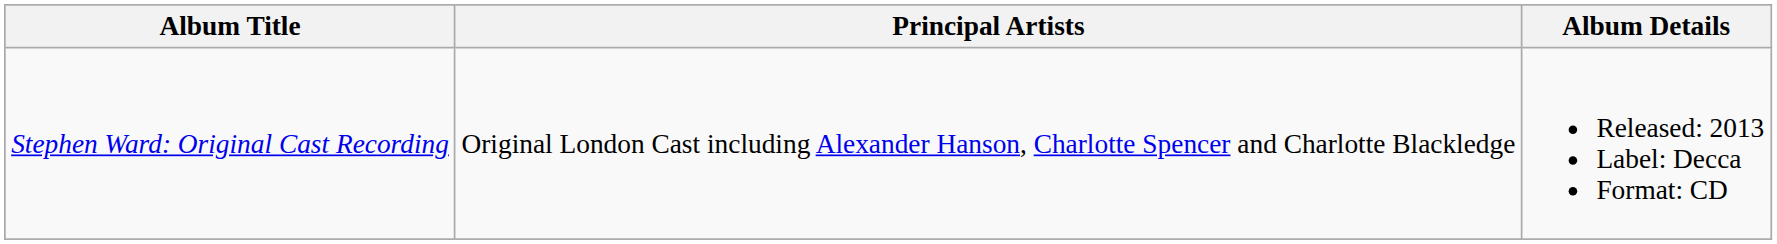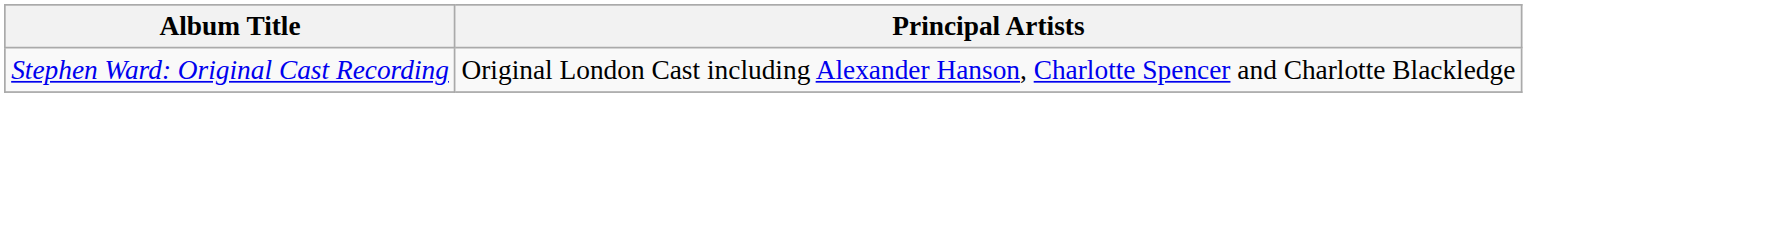- column: (1646, 26)
